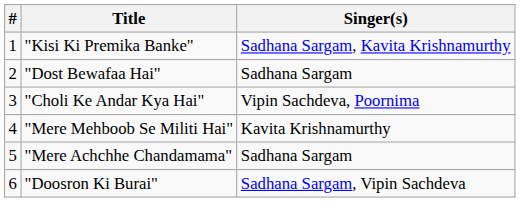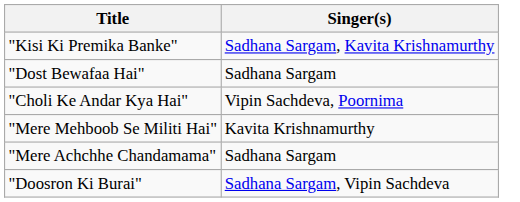- column: (13, 18)
